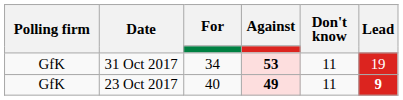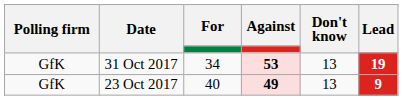(329, 64) 11 -> (329, 64) 13
(378, 64) normal -> (378, 64) bold
(329, 85) 11 -> (329, 85) 13
